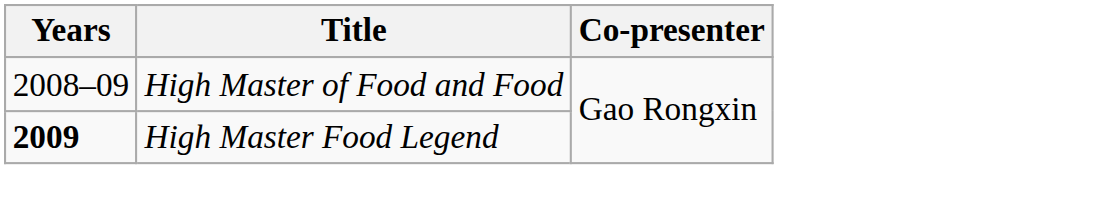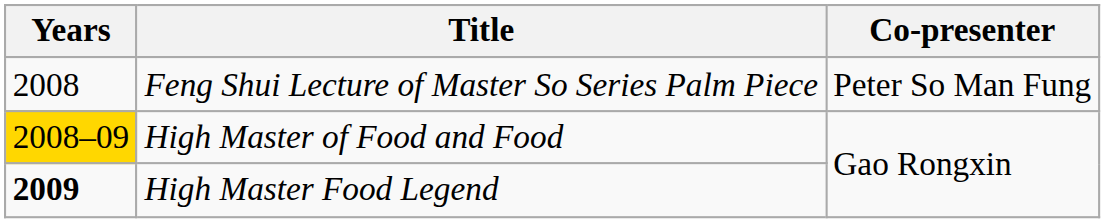+ row: (481, 83)
(71, 83) no background -> (71, 136) gold background
